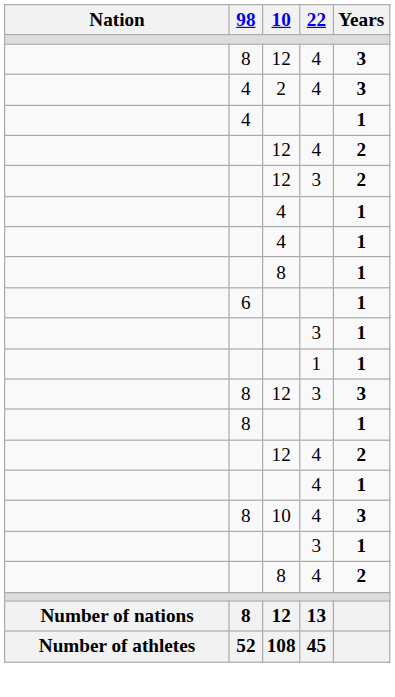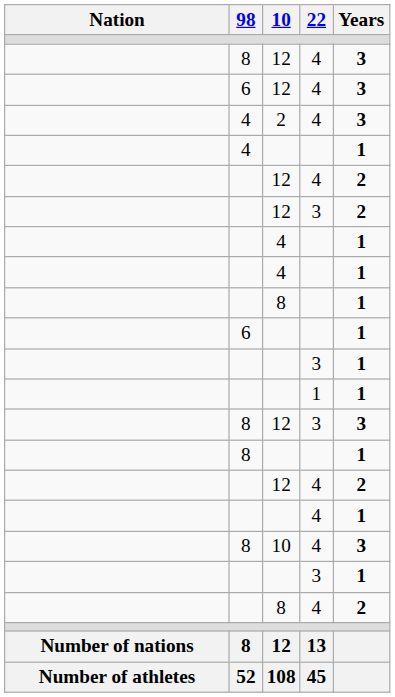+ row: (246, 89)
